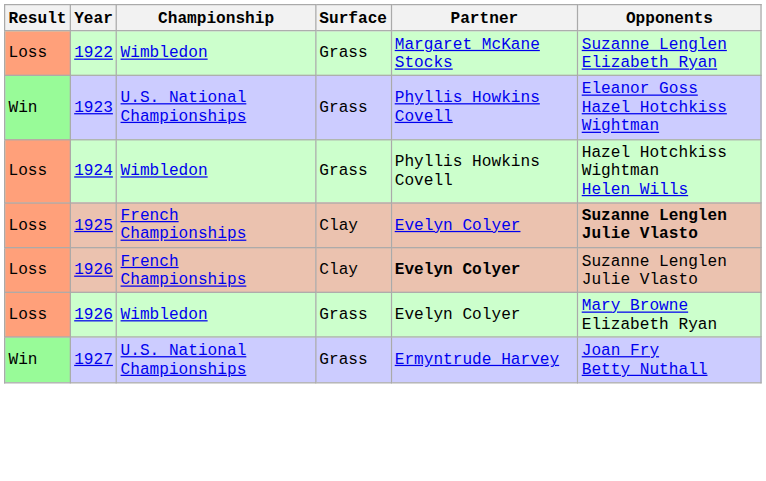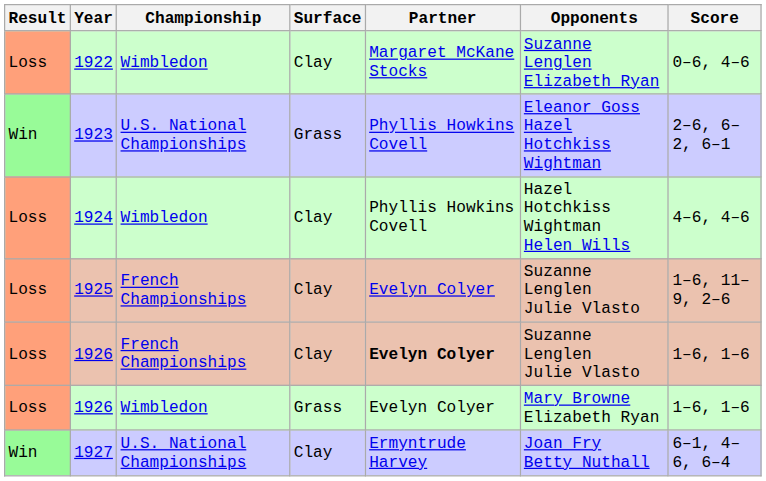+ column: (715, 18)
(344, 53) Grass -> (313, 63) Clay
(344, 171) Grass -> (313, 217) Clay
(654, 225) bold -> (582, 290) normal
(344, 360) Grass -> (313, 453) Clay
